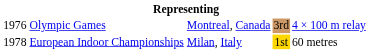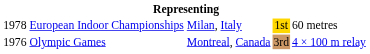rows swapped: (68, 25) <-> (107, 42)
